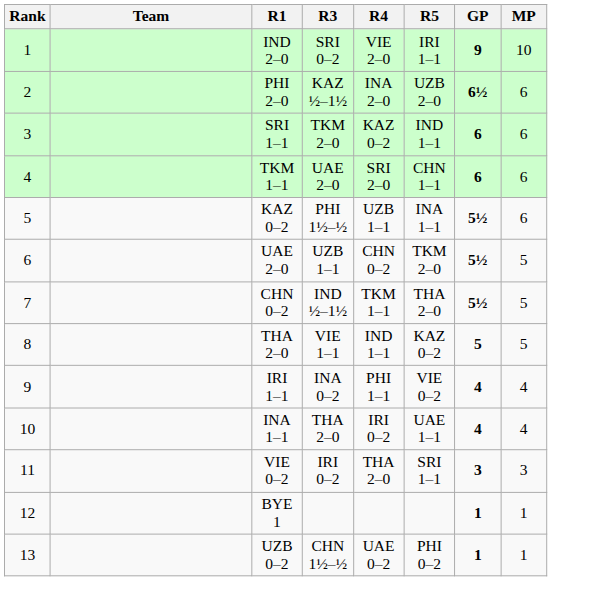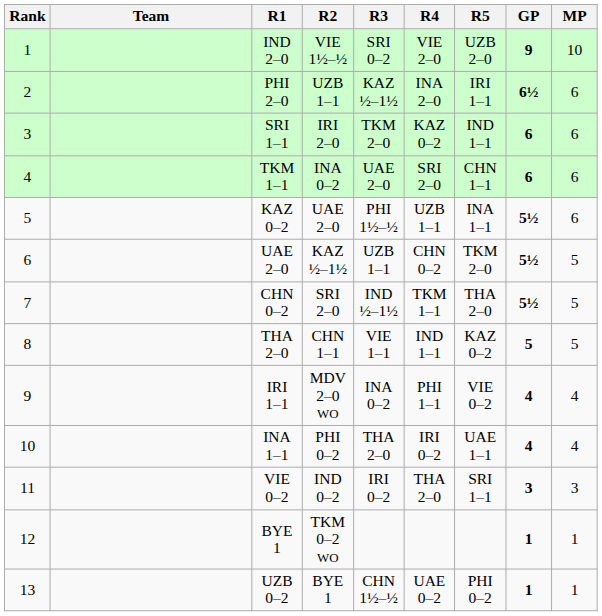+ column: (328, 16)
(429, 50) IRI 1–1 -> (480, 50) UZB 2–0
(429, 92) UZB 2–0 -> (480, 92) IRI 1–1
